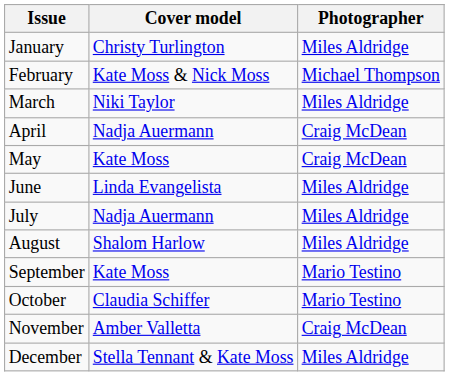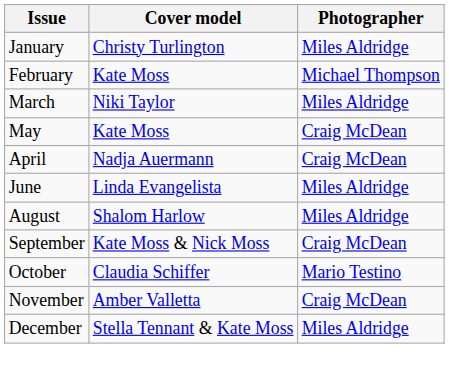(181, 74) Kate Moss & Nick Moss -> (131, 74) Kate Moss
rows swapped: (27, 131) <-> (25, 159)
- row: (23, 215)
(131, 272) Kate Moss -> (181, 243) Kate Moss & Nick Moss
(351, 272) Mario Testino -> (354, 243) Craig McDean
